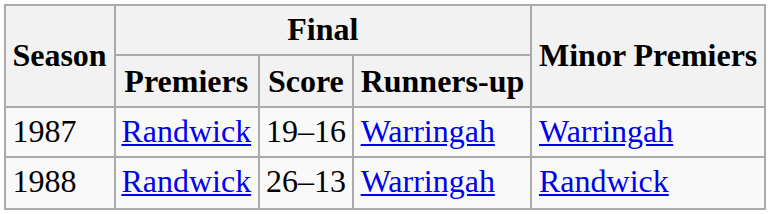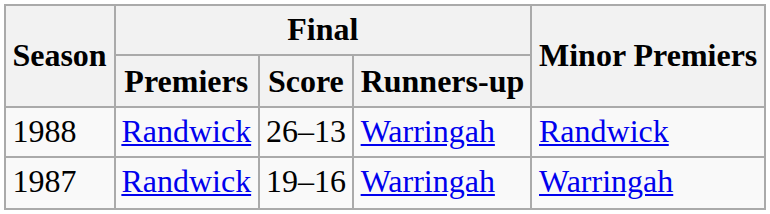rows swapped: (44, 131) <-> (44, 182)
